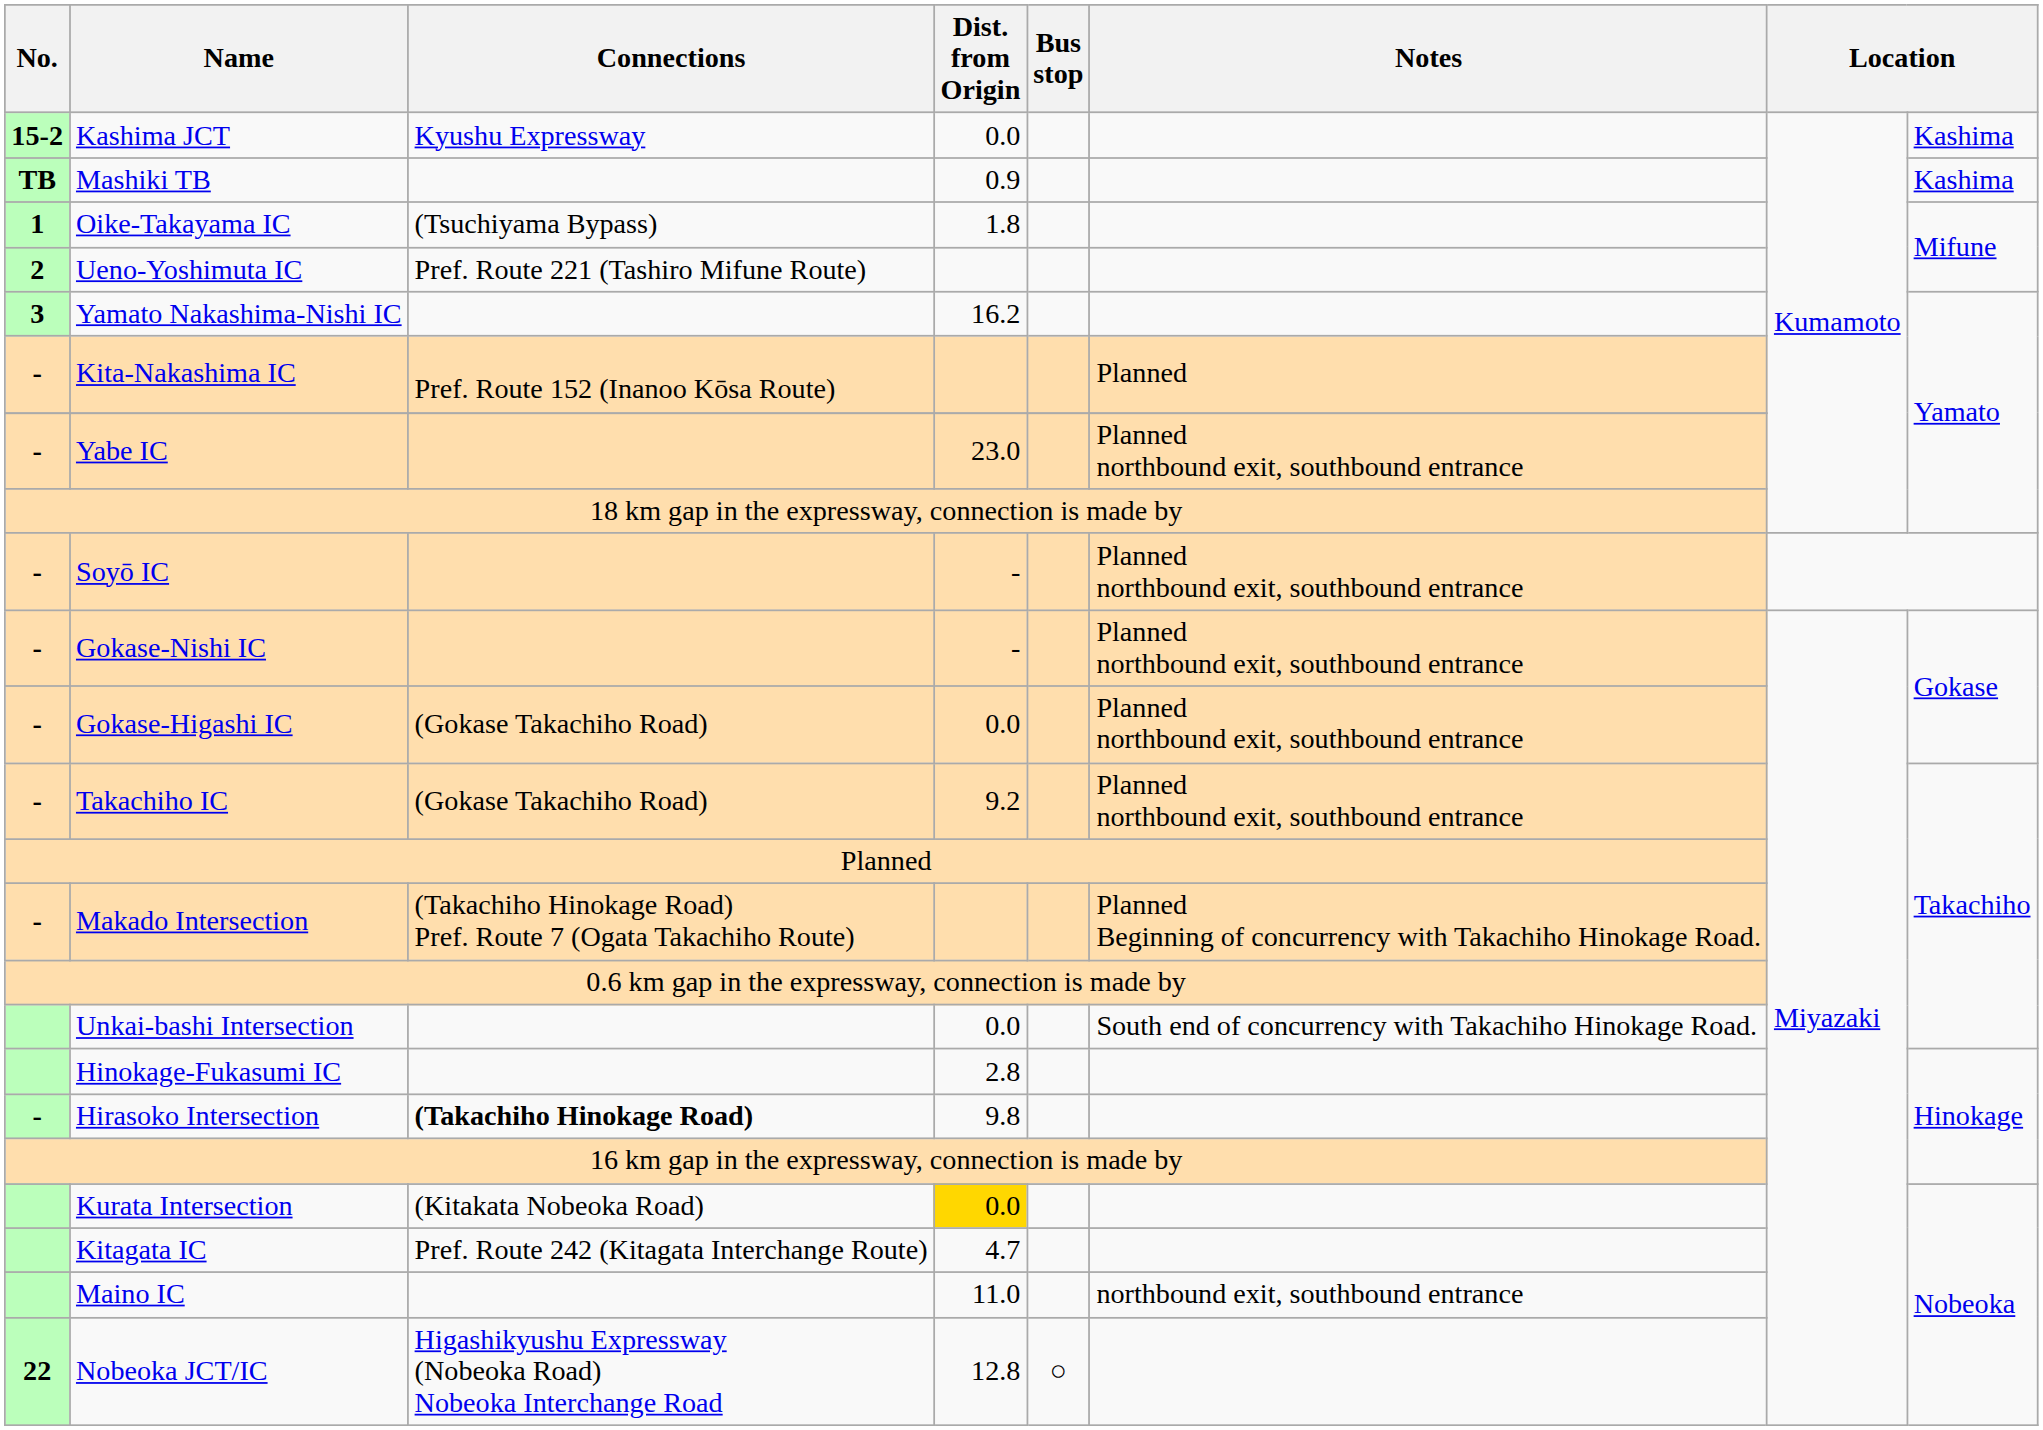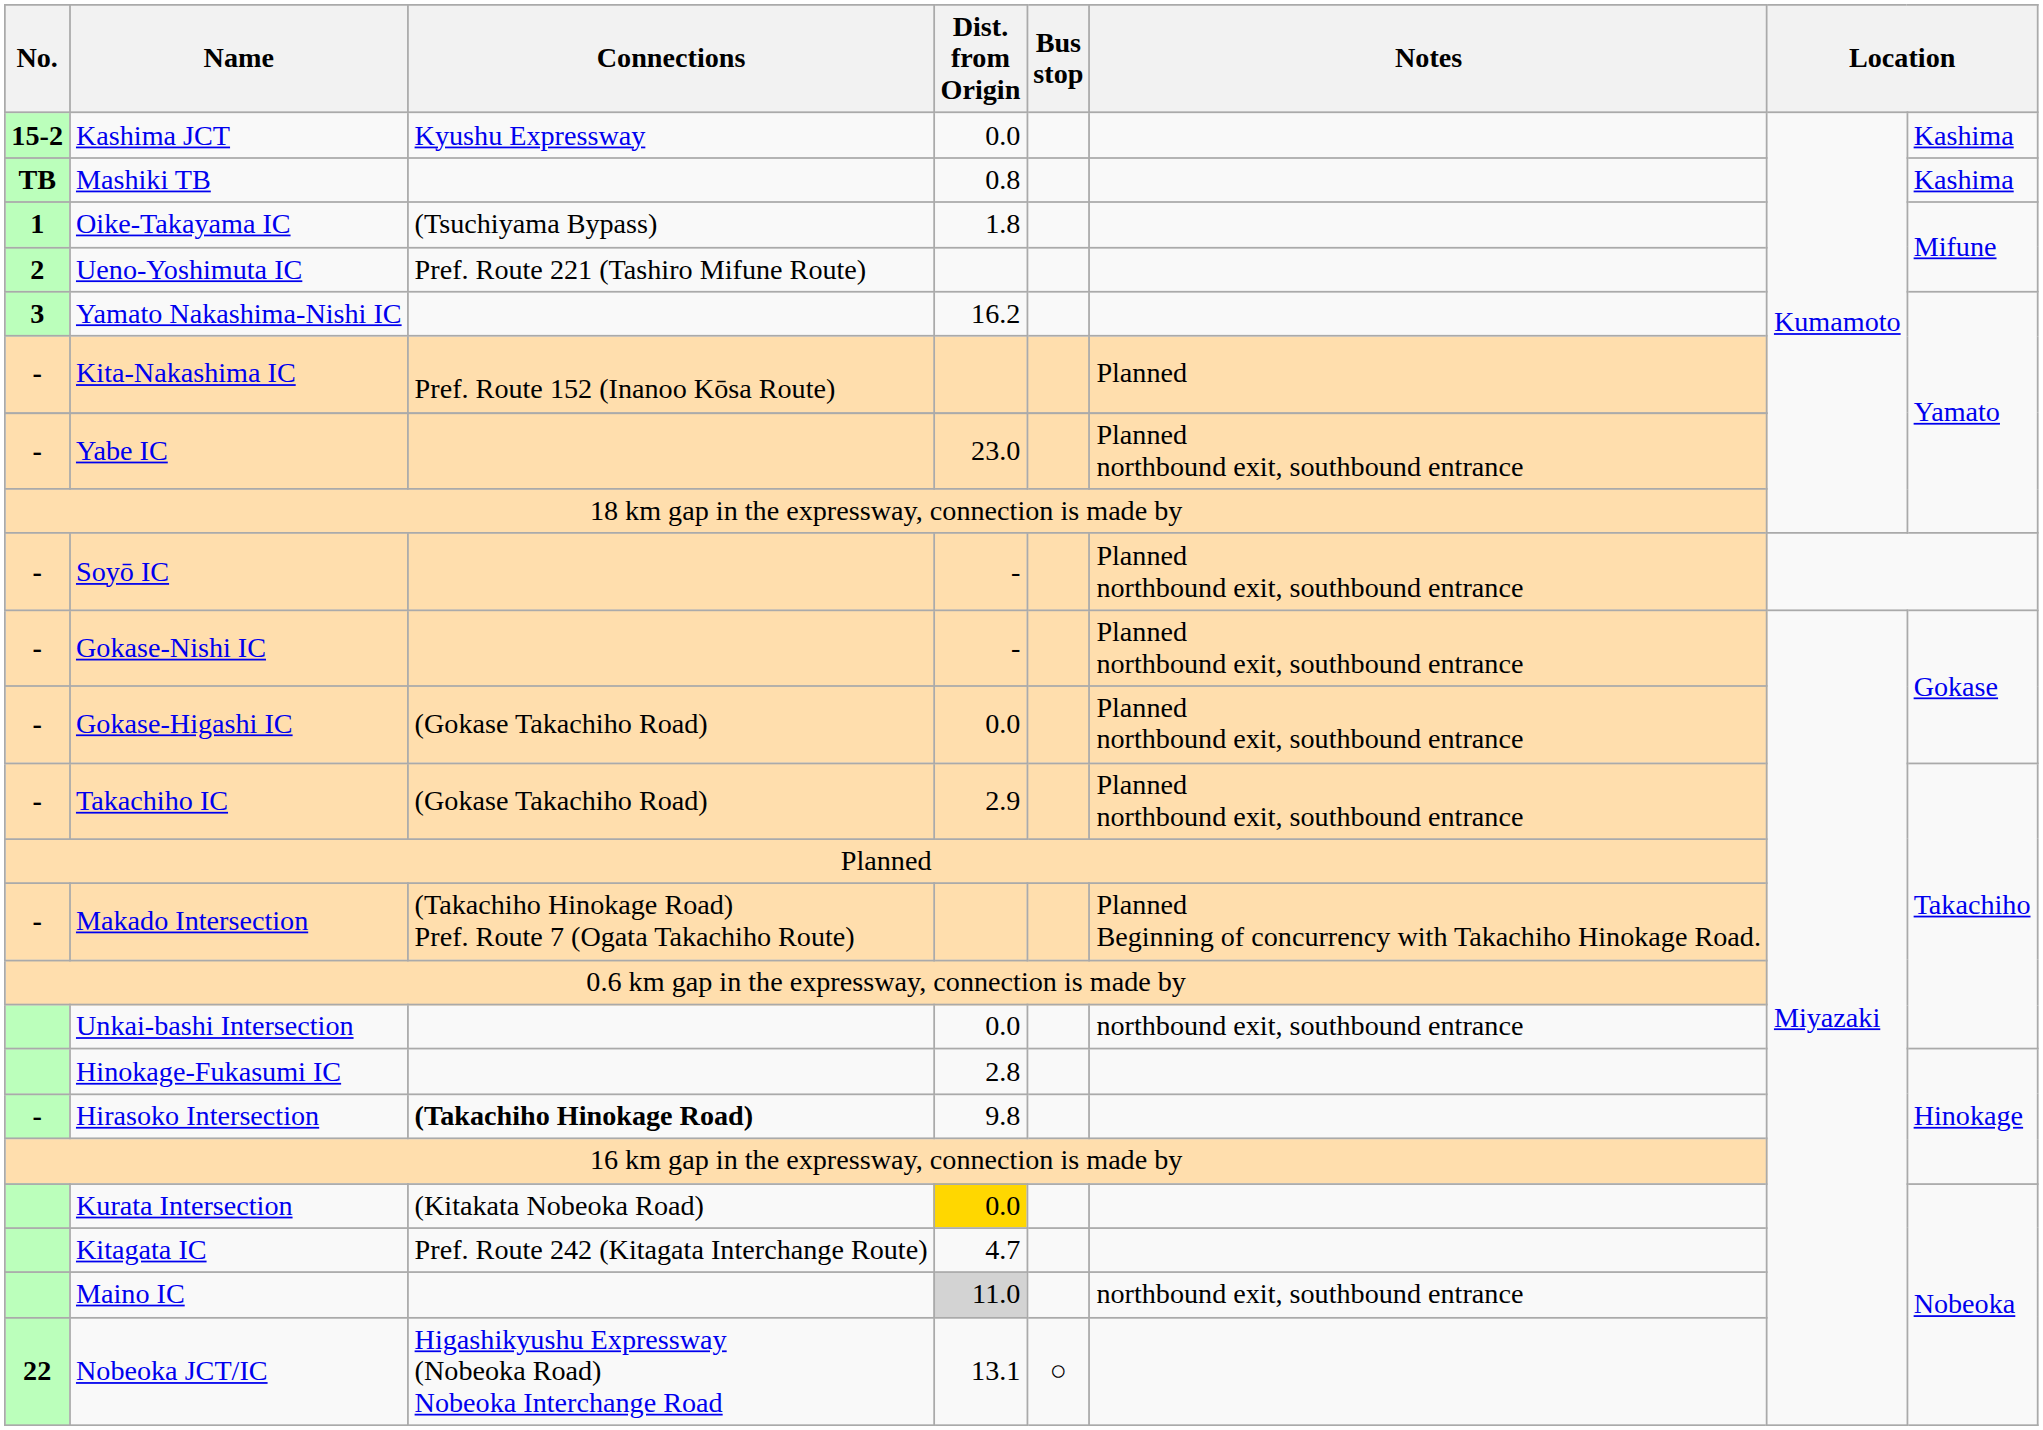(1003, 179) 0.9 -> (1003, 179) 0.8
(1003, 800) 9.2 -> (1003, 800) 2.9
(1427, 1026) South end of concurrency with Takachiho Hinokage Road. -> (1310, 1026) northbound exit, southbound entrance
(996, 1294) no background -> (996, 1294) lightgrey background
(996, 1370) 12.8 -> (996, 1370) 13.1
